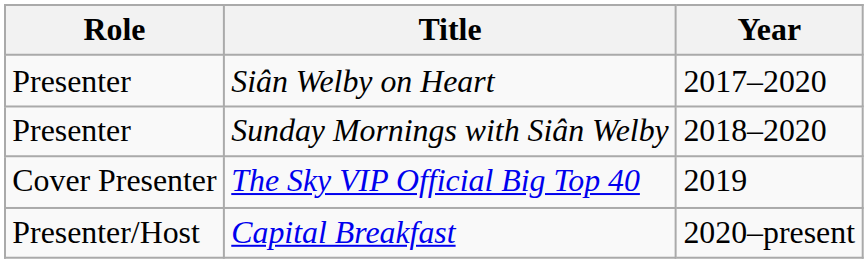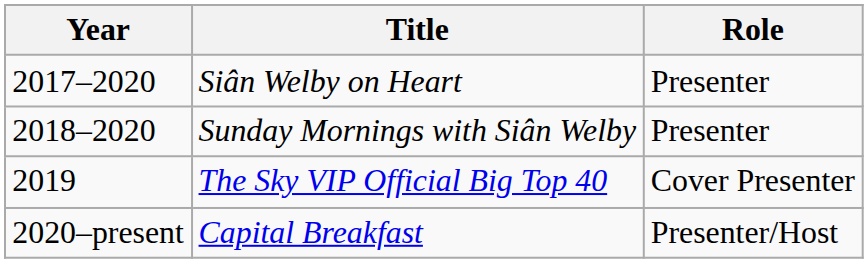columns swapped: (769, 29) <-> (114, 29)
